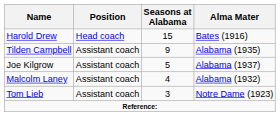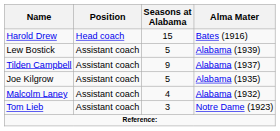+ row: (31, 51)
(228, 51) Alabama (1935) -> (228, 65) Alabama (1937)
(228, 65) Alabama (1937) -> (228, 79) Alabama (1935)
